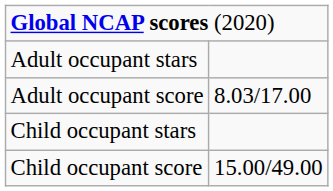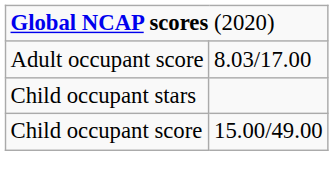- row: (104, 59)
